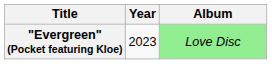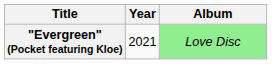(142, 41) 2023 -> (142, 41) 2021
